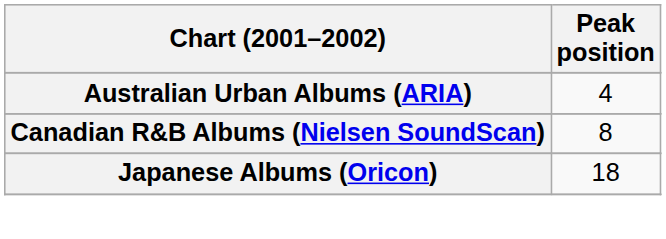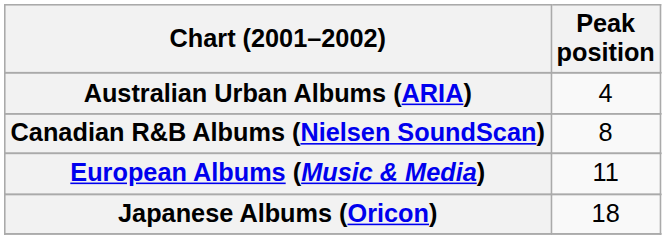+ row: (278, 173)
